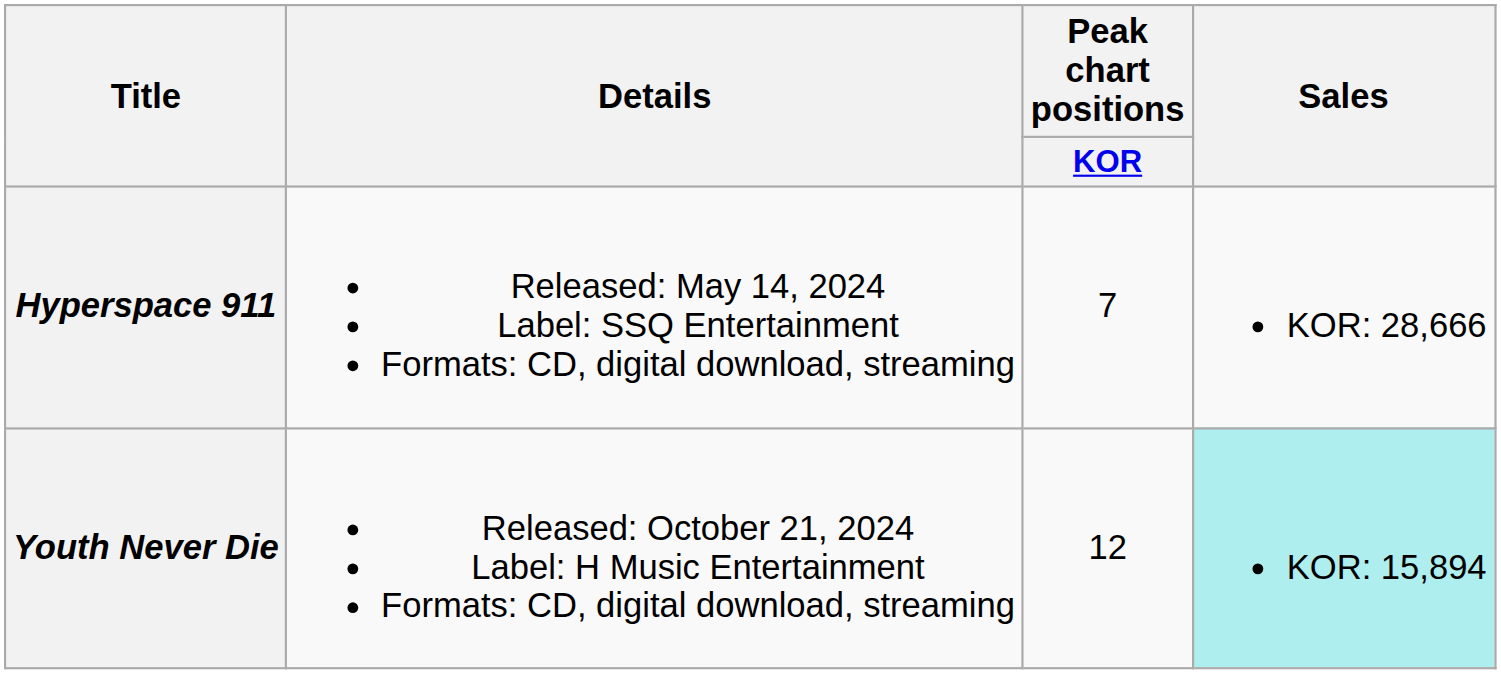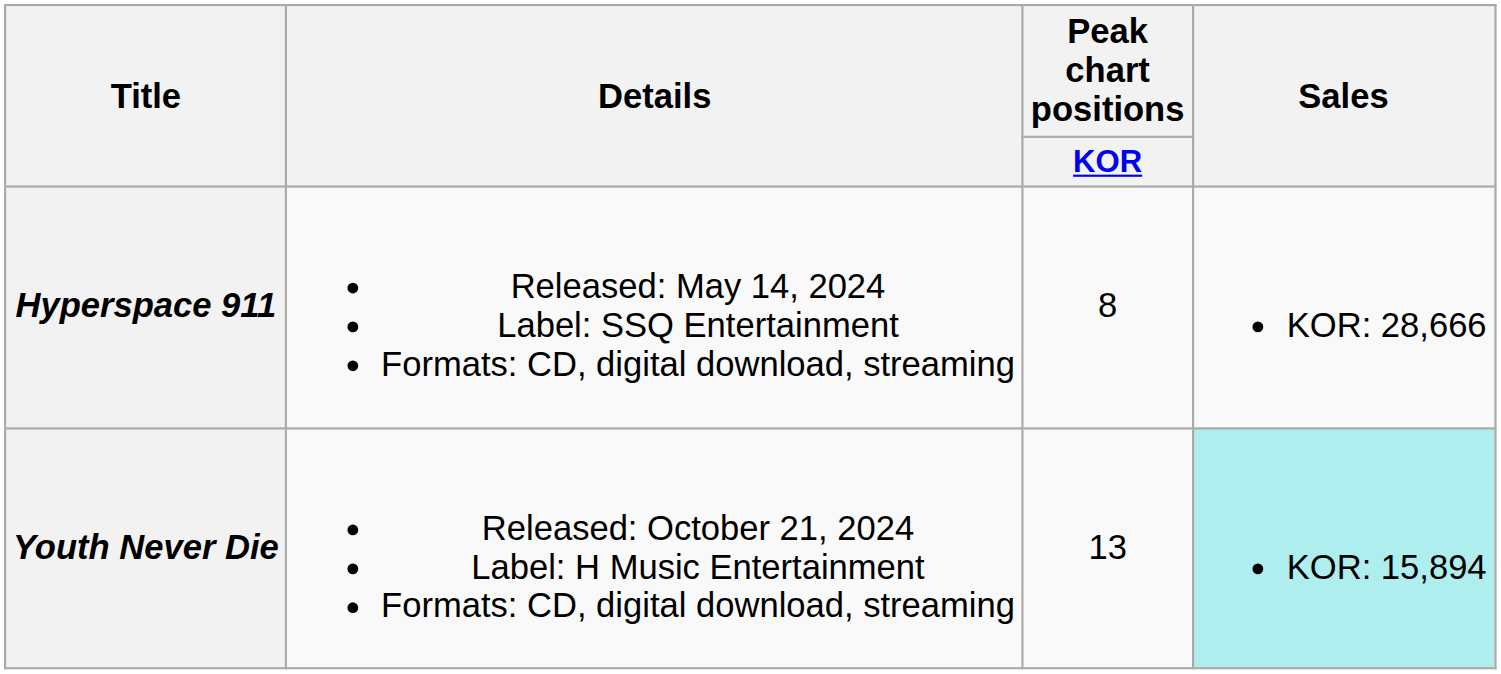(1108, 306) 7 -> (1108, 306) 8
(1108, 547) 12 -> (1108, 547) 13
